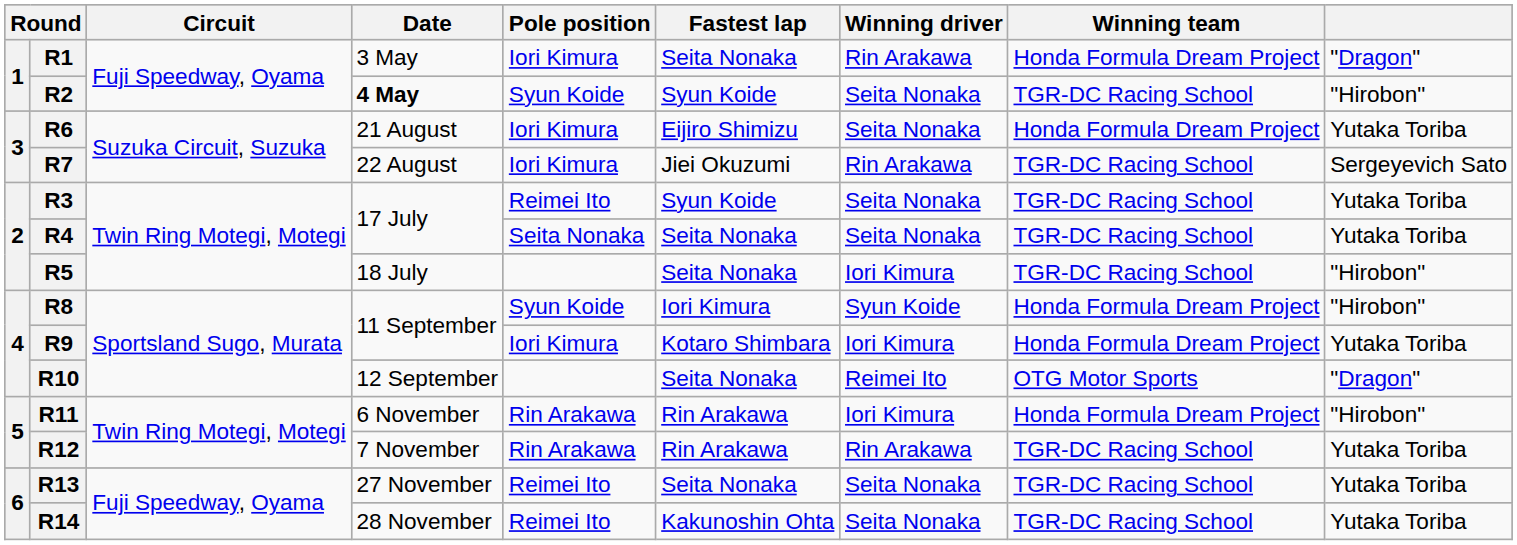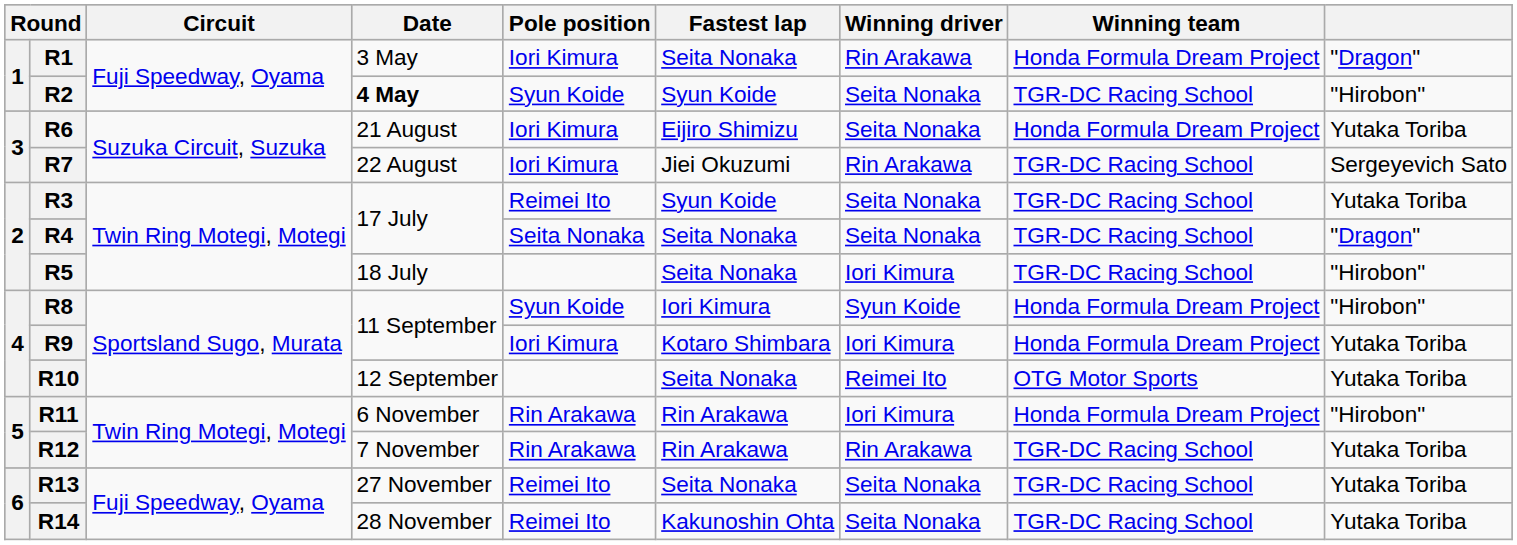(1398, 236) Yutaka Toriba -> (1375, 236) "Dragon"
(1375, 378) "Dragon" -> (1398, 378) Yutaka Toriba
